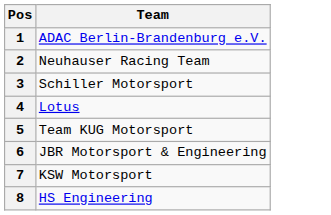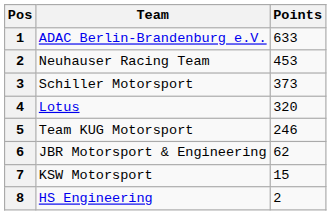+ column: (298, 16)
